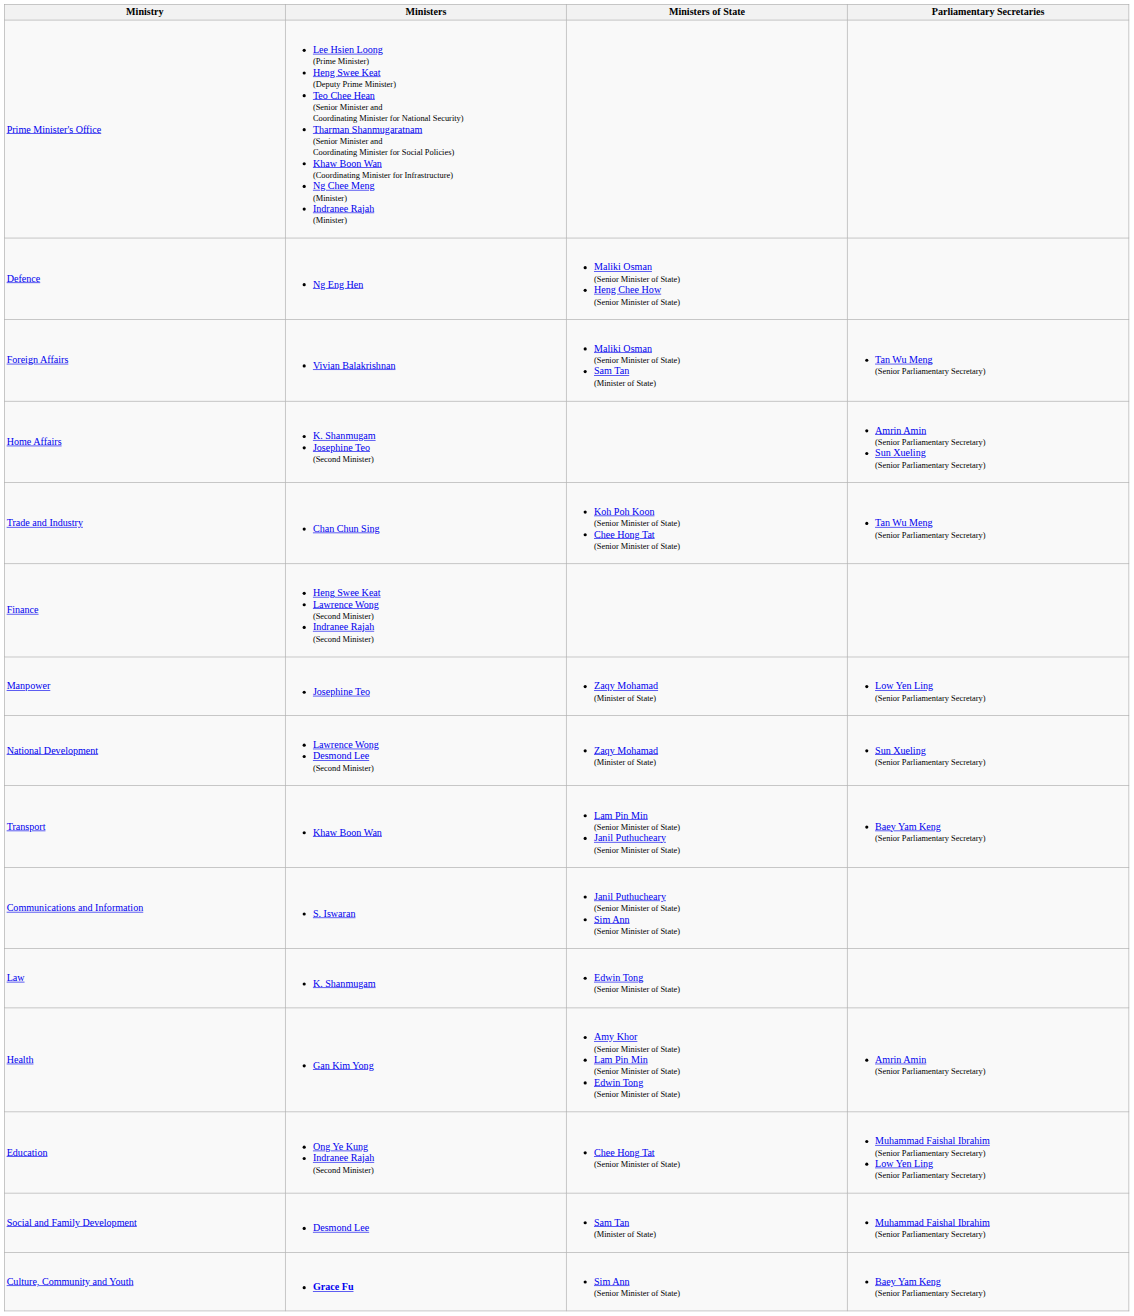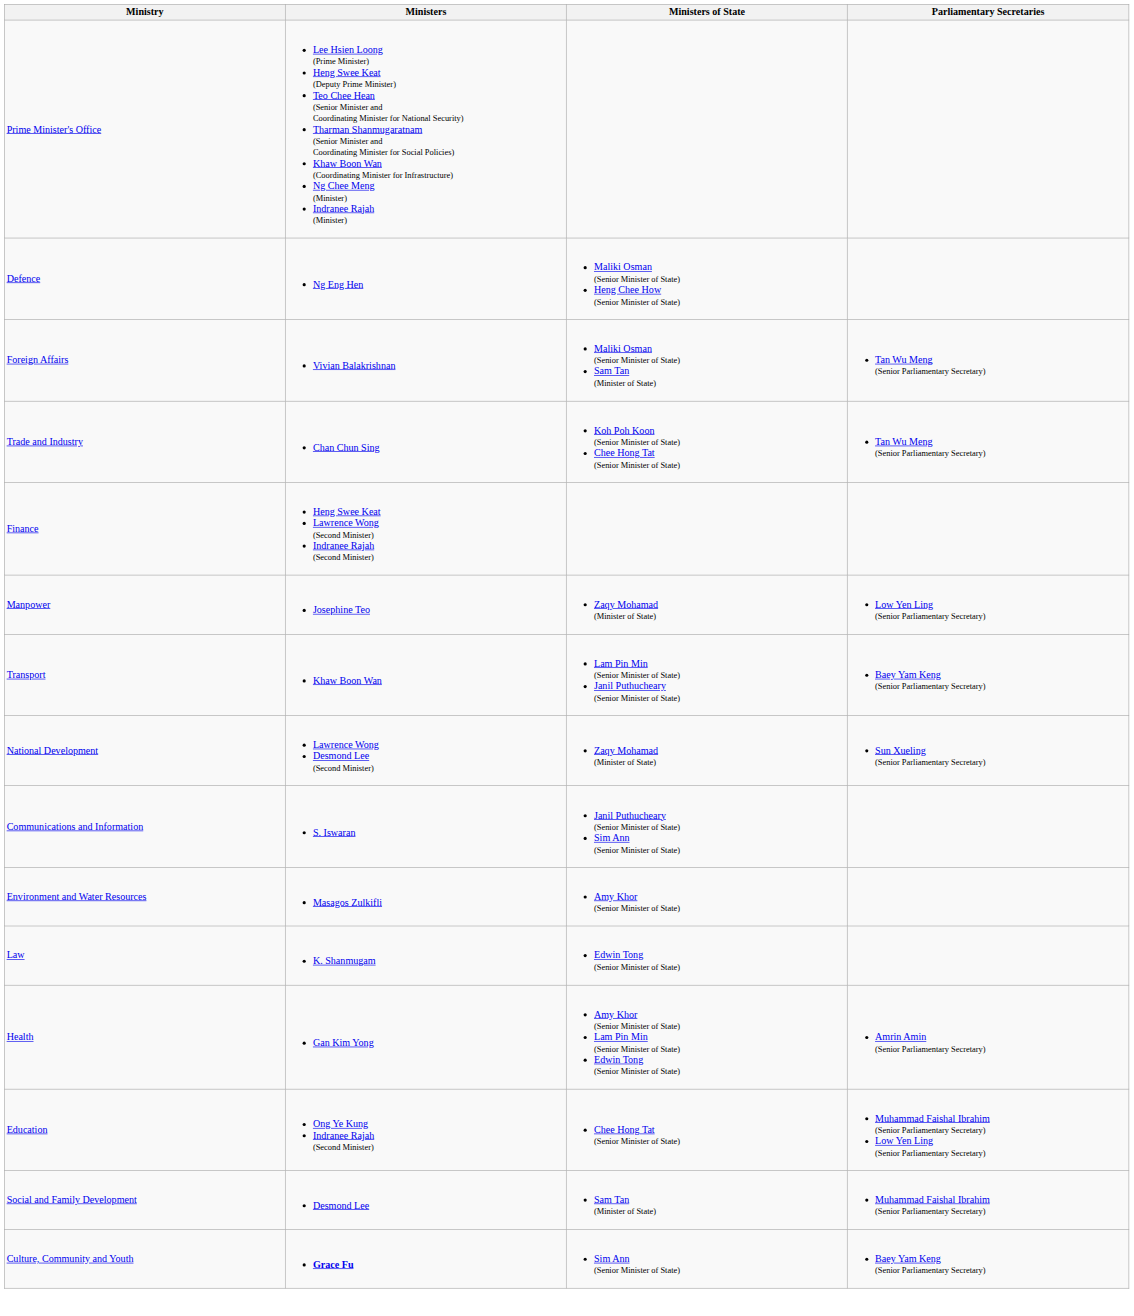- row: (34, 441)
rows swapped: (26, 826) <-> (52, 750)
+ row: (77, 896)
